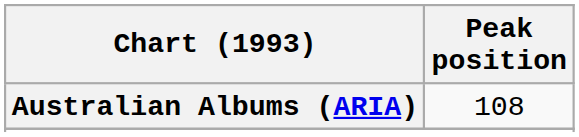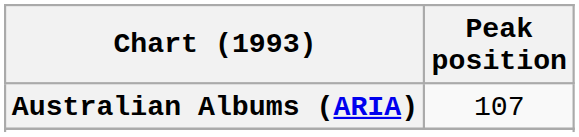(499, 107) 108 -> (499, 107) 107
